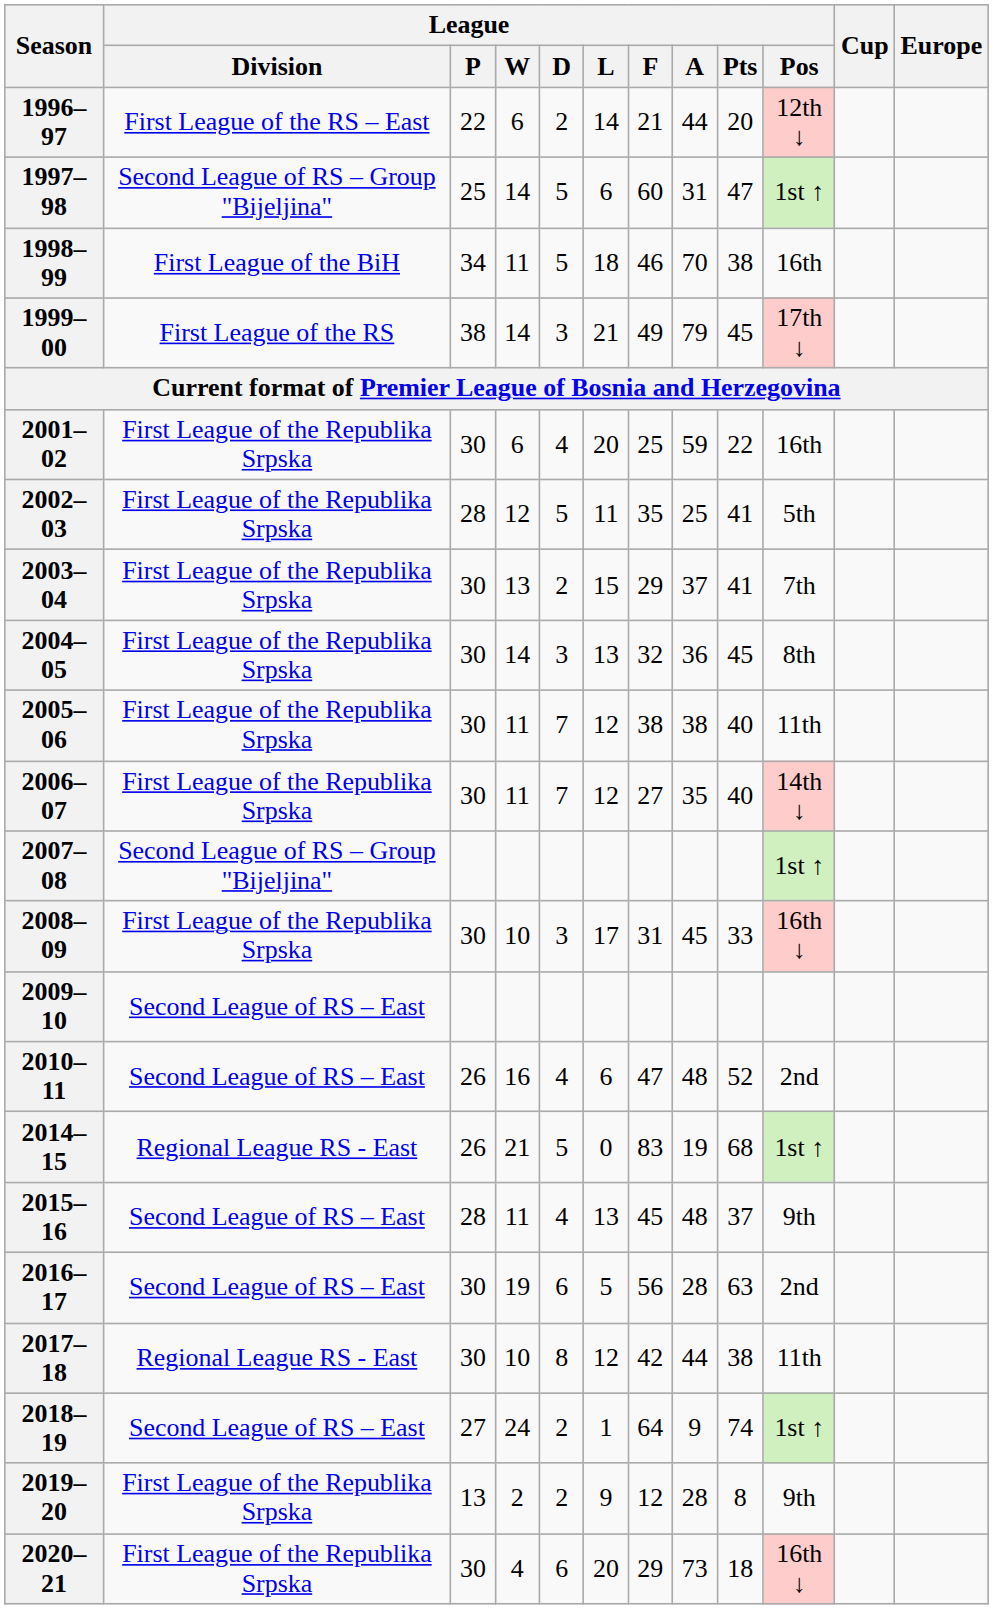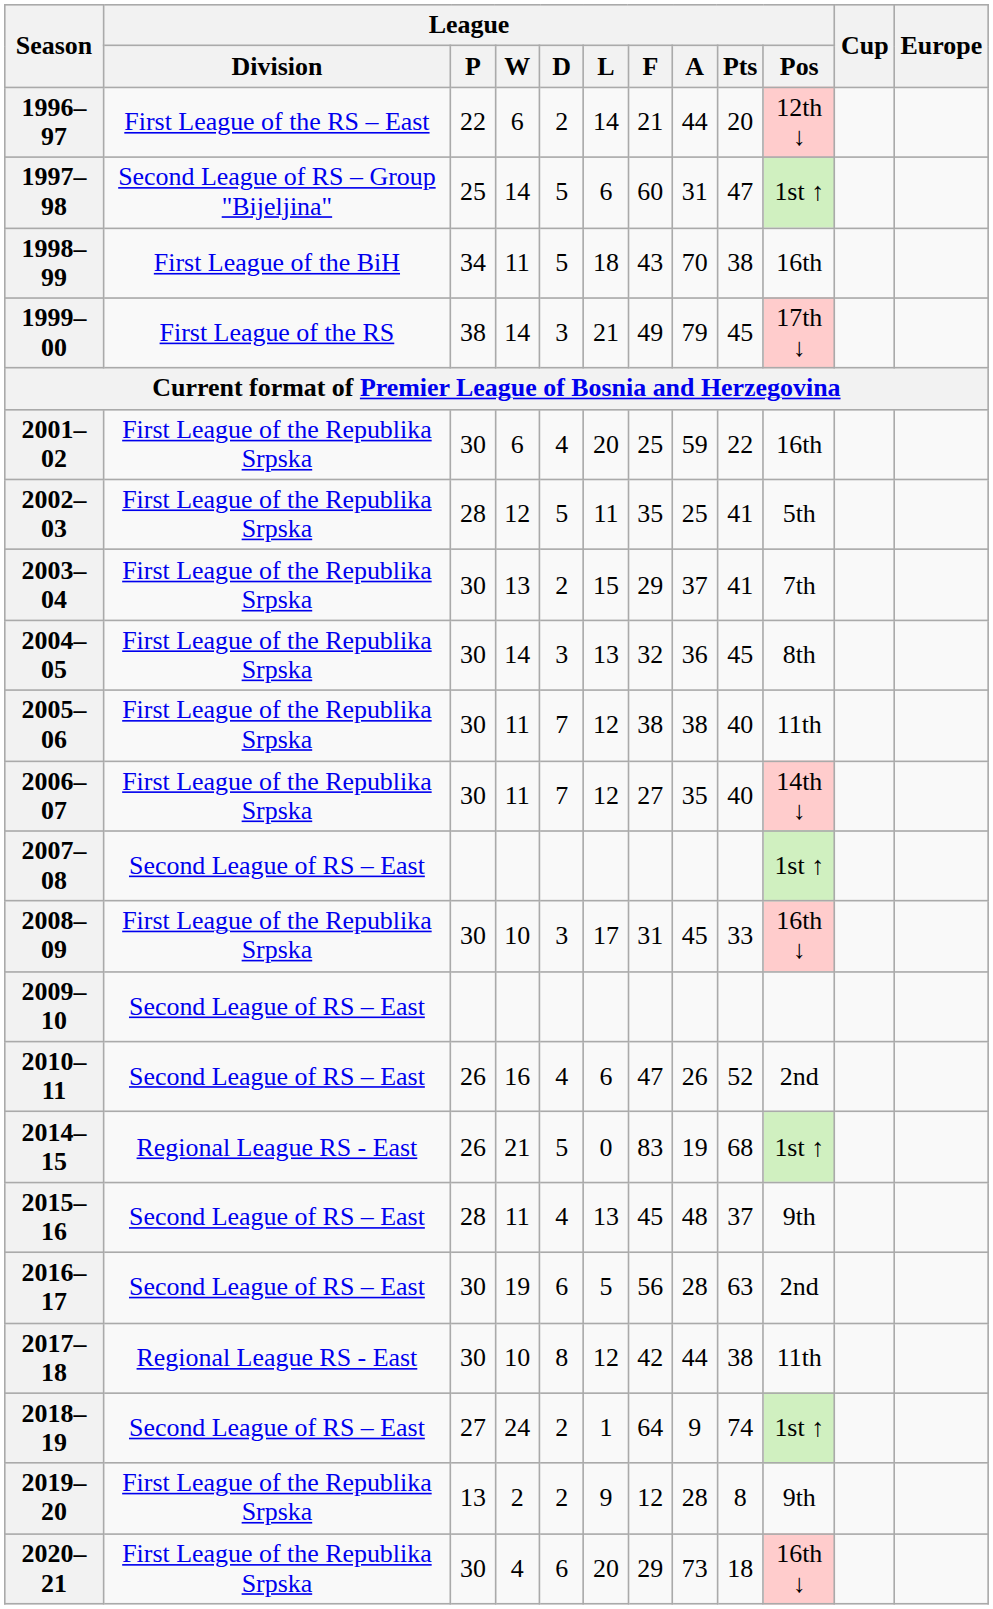(650, 262) 46 -> (650, 262) 43
(277, 865) Second League of RS – Group "Bijeljina" -> (277, 865) Second League of RS – East
(695, 1076) 48 -> (695, 1076) 26
